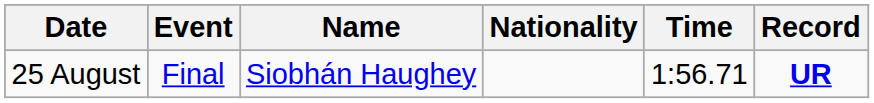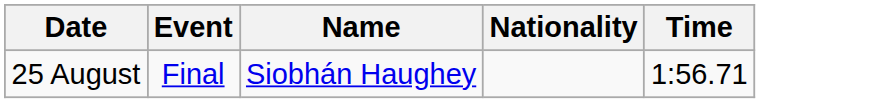- column: (811, 27)
